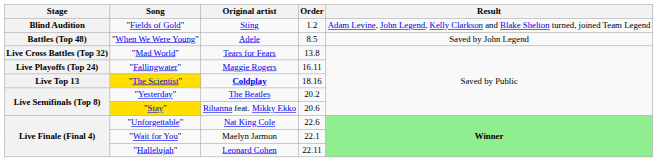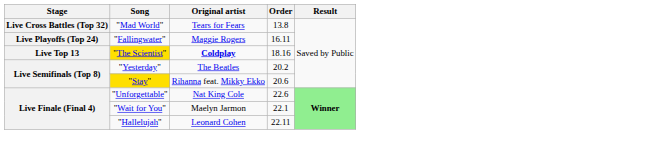- row: (155, 26)
- row: (155, 39)
